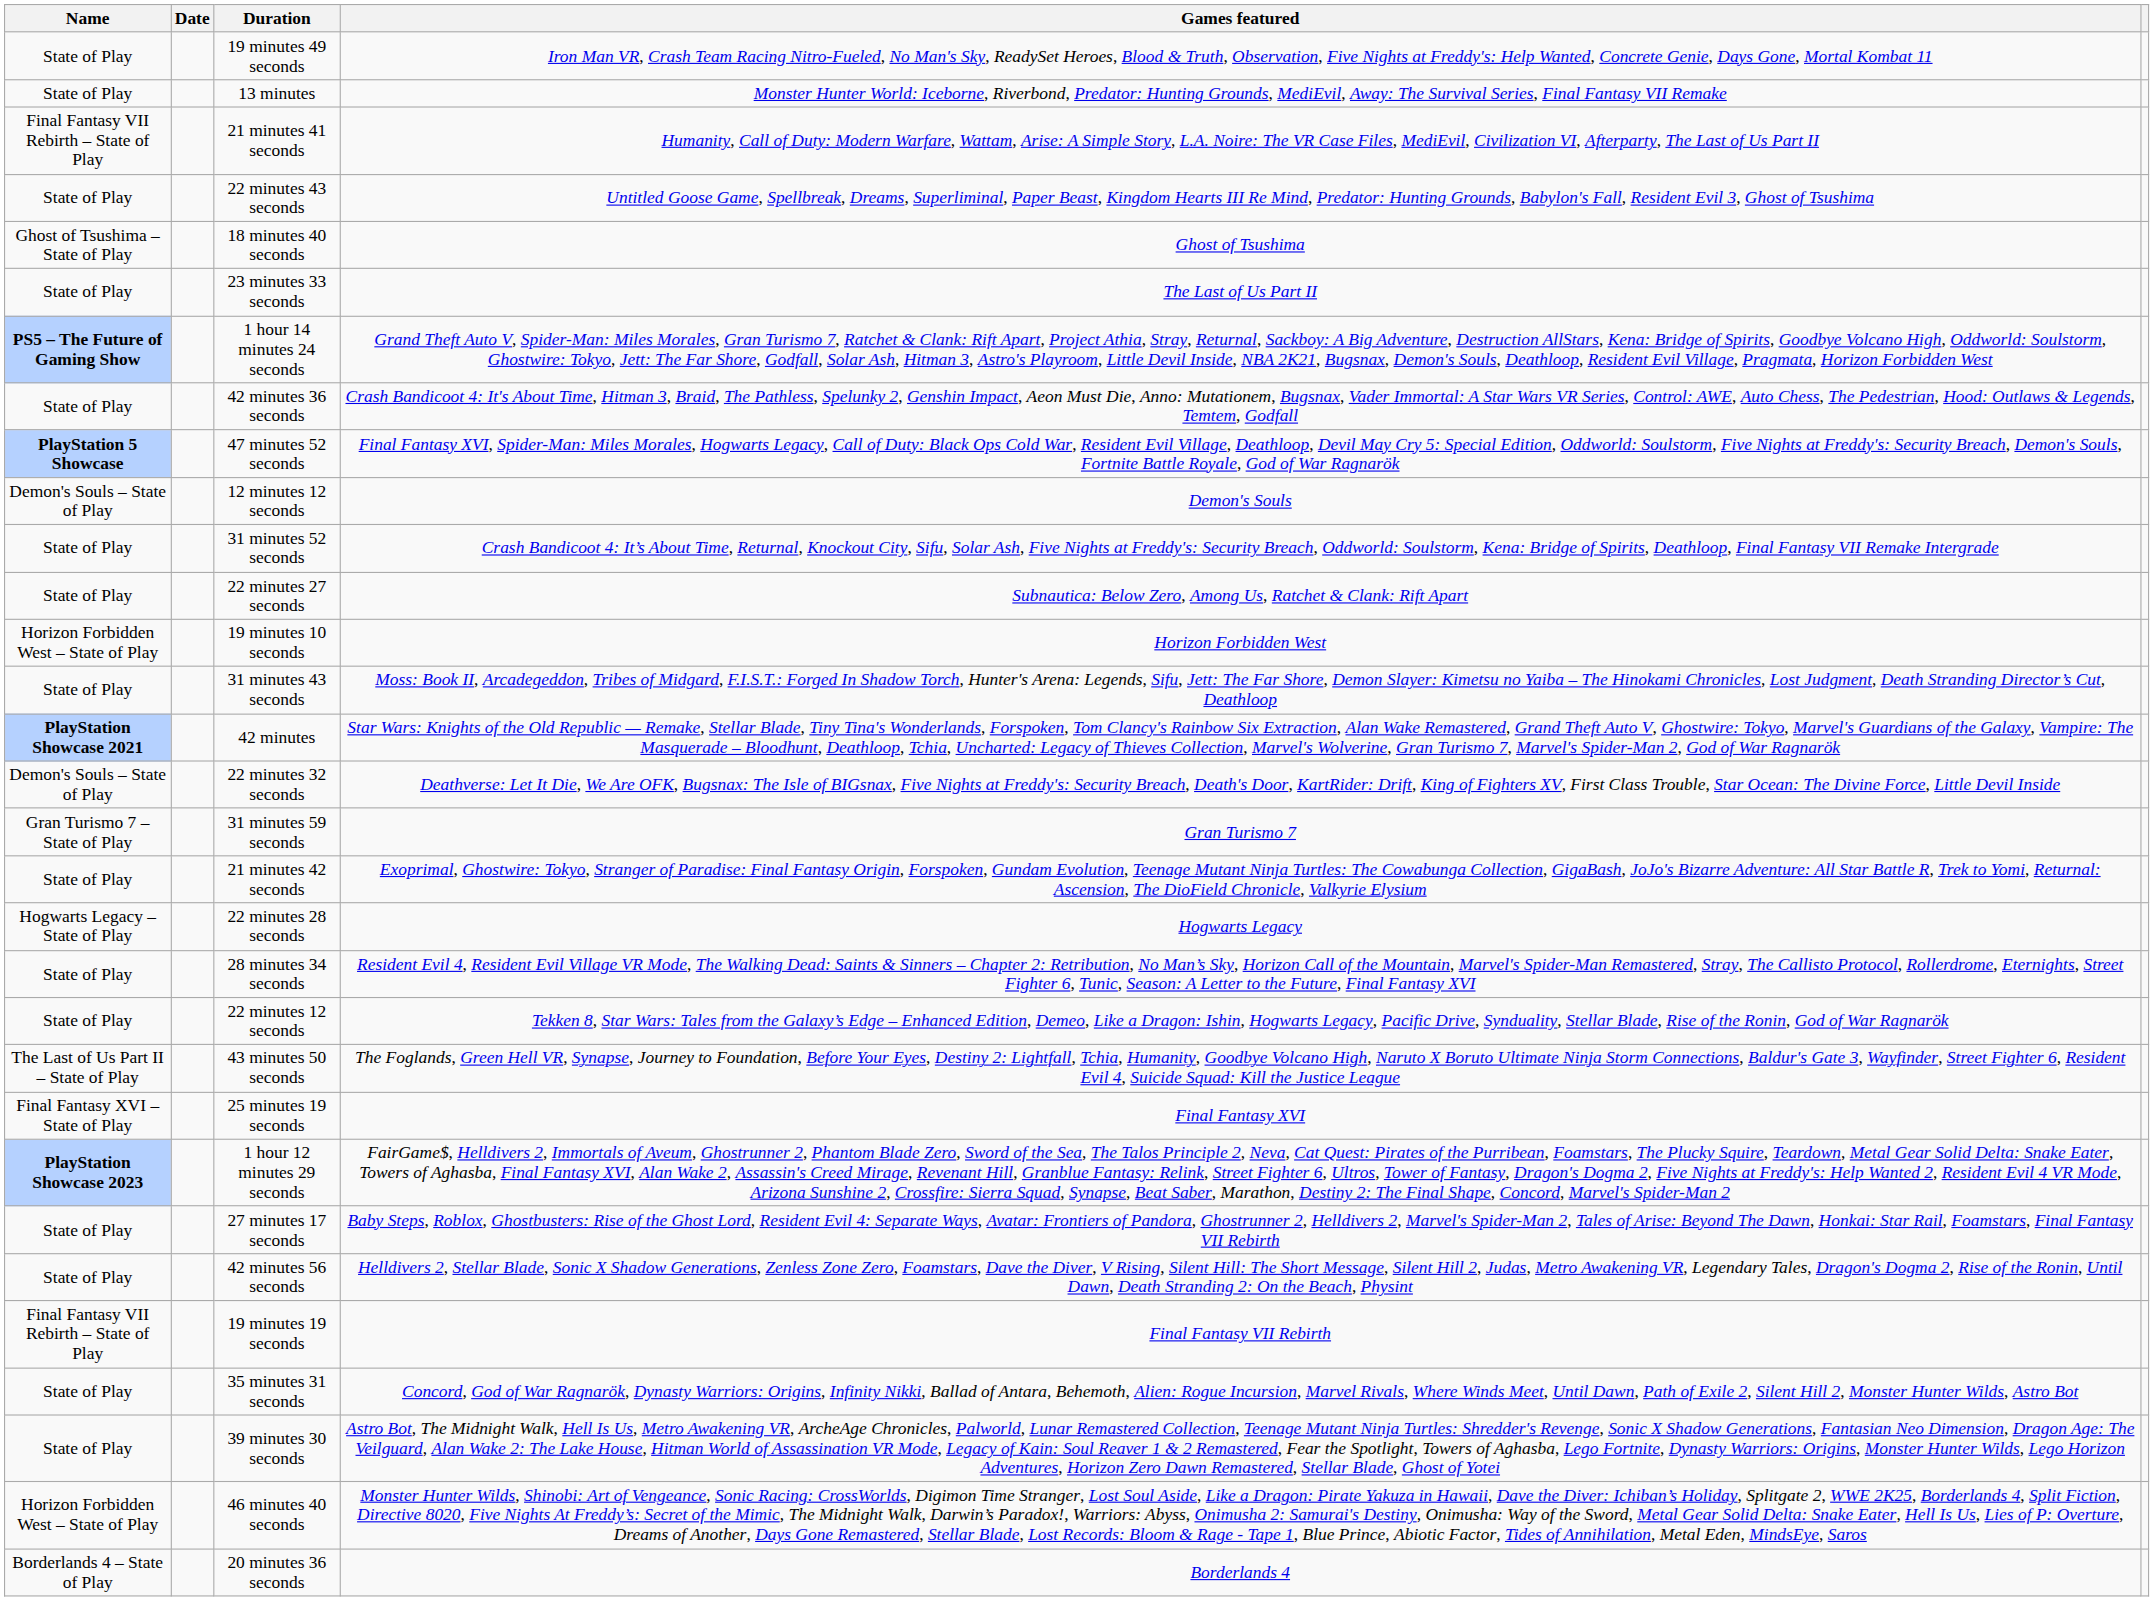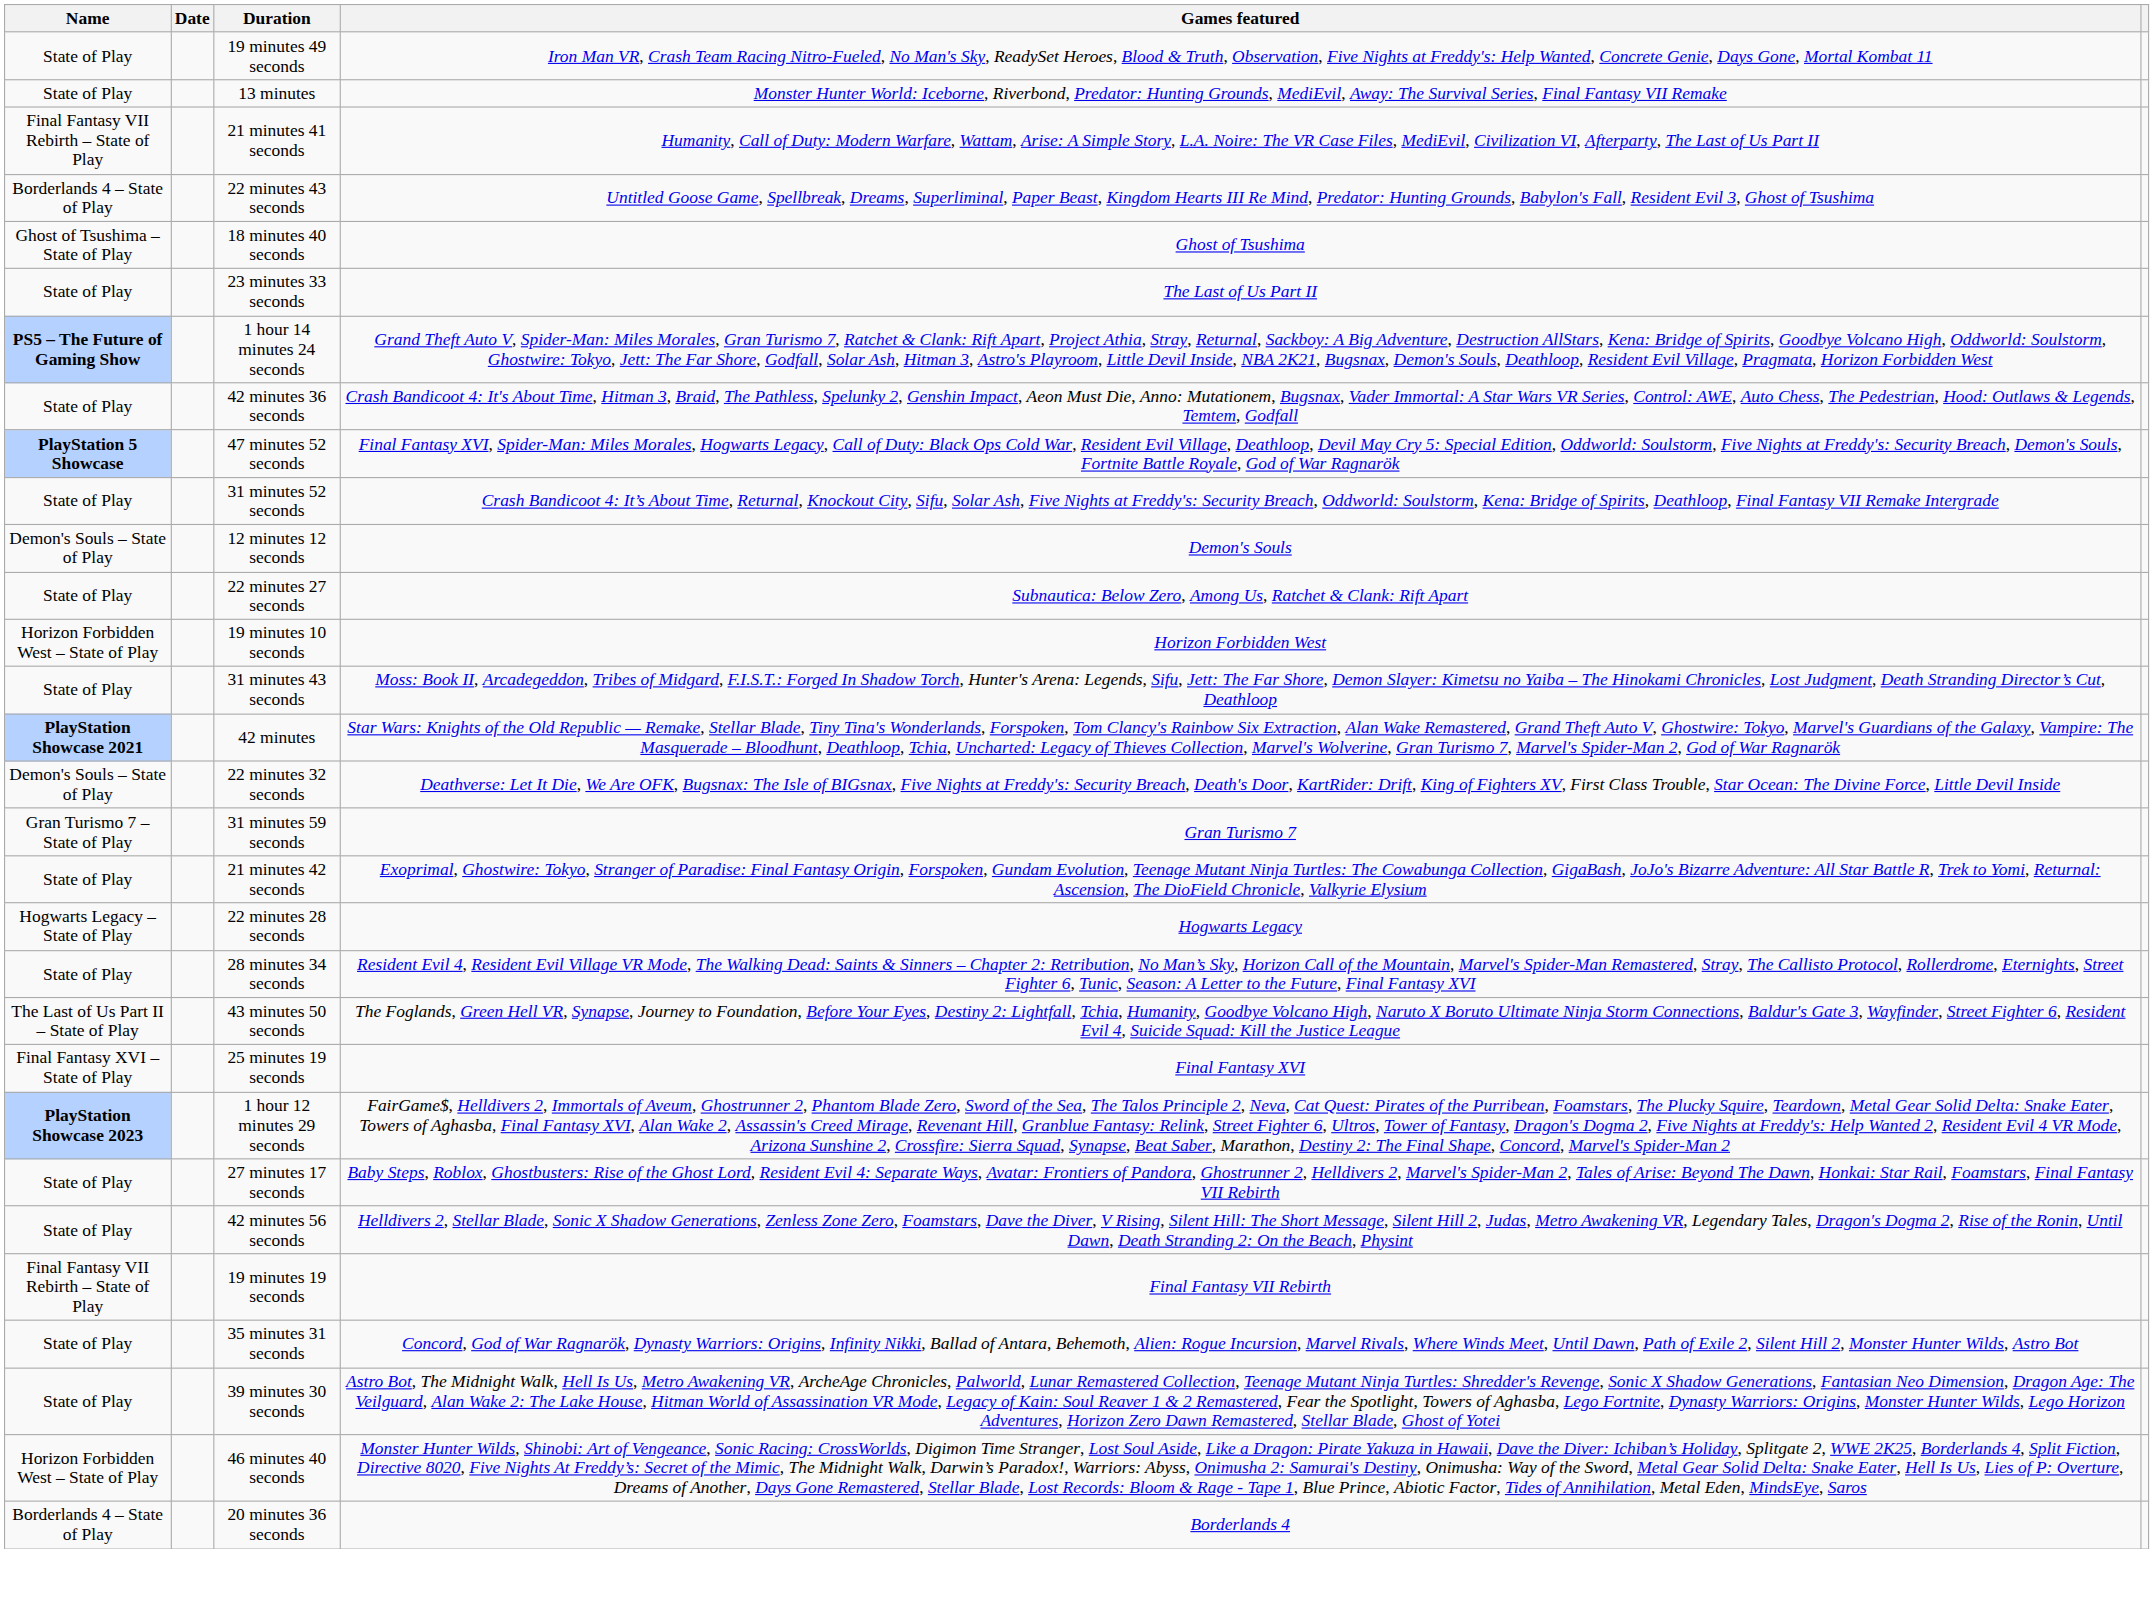(88, 197) State of Play -> (88, 197) Borderlands 4 – State of Play
rows swapped: (277, 500) <-> (277, 548)
- row: (277, 1020)
